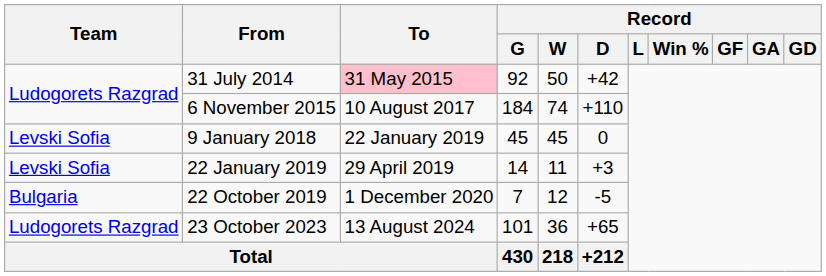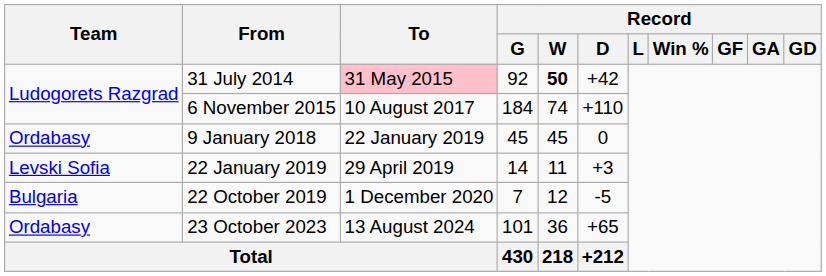(558, 78) normal -> (558, 78) bold
(59, 138) Levski Sofia -> (49, 138) Ordabasy
(94, 227) Ludogorets Razgrad -> (49, 227) Ordabasy
